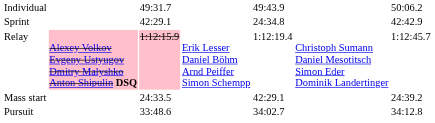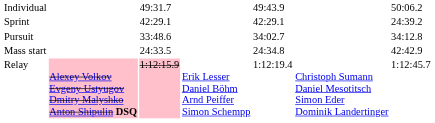(269, 22) 24:34.8 -> (269, 22) 42:29.1
(407, 22) 42:42.9 -> (407, 22) 24:39.2
rows swapped: (19, 111) <-> (16, 36)
(269, 97) 42:29.1 -> (269, 50) 24:34.8
(407, 97) 24:39.2 -> (407, 50) 42:42.9
